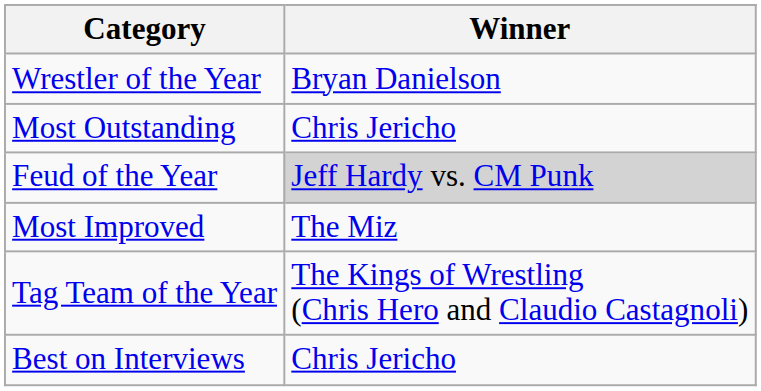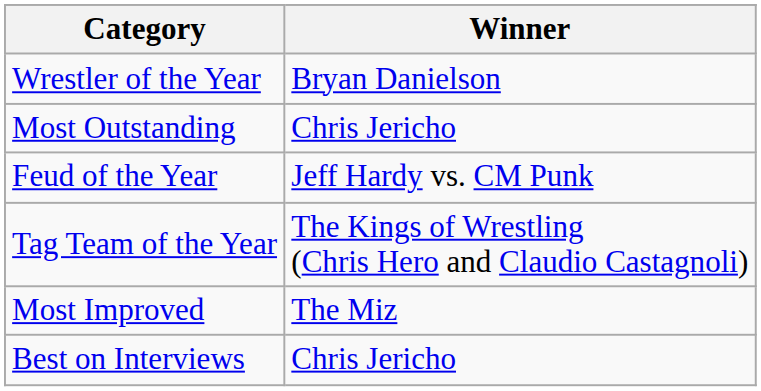(442, 176) lightgrey background -> (442, 176) no background
rows swapped: (145, 292) <-> (108, 226)
